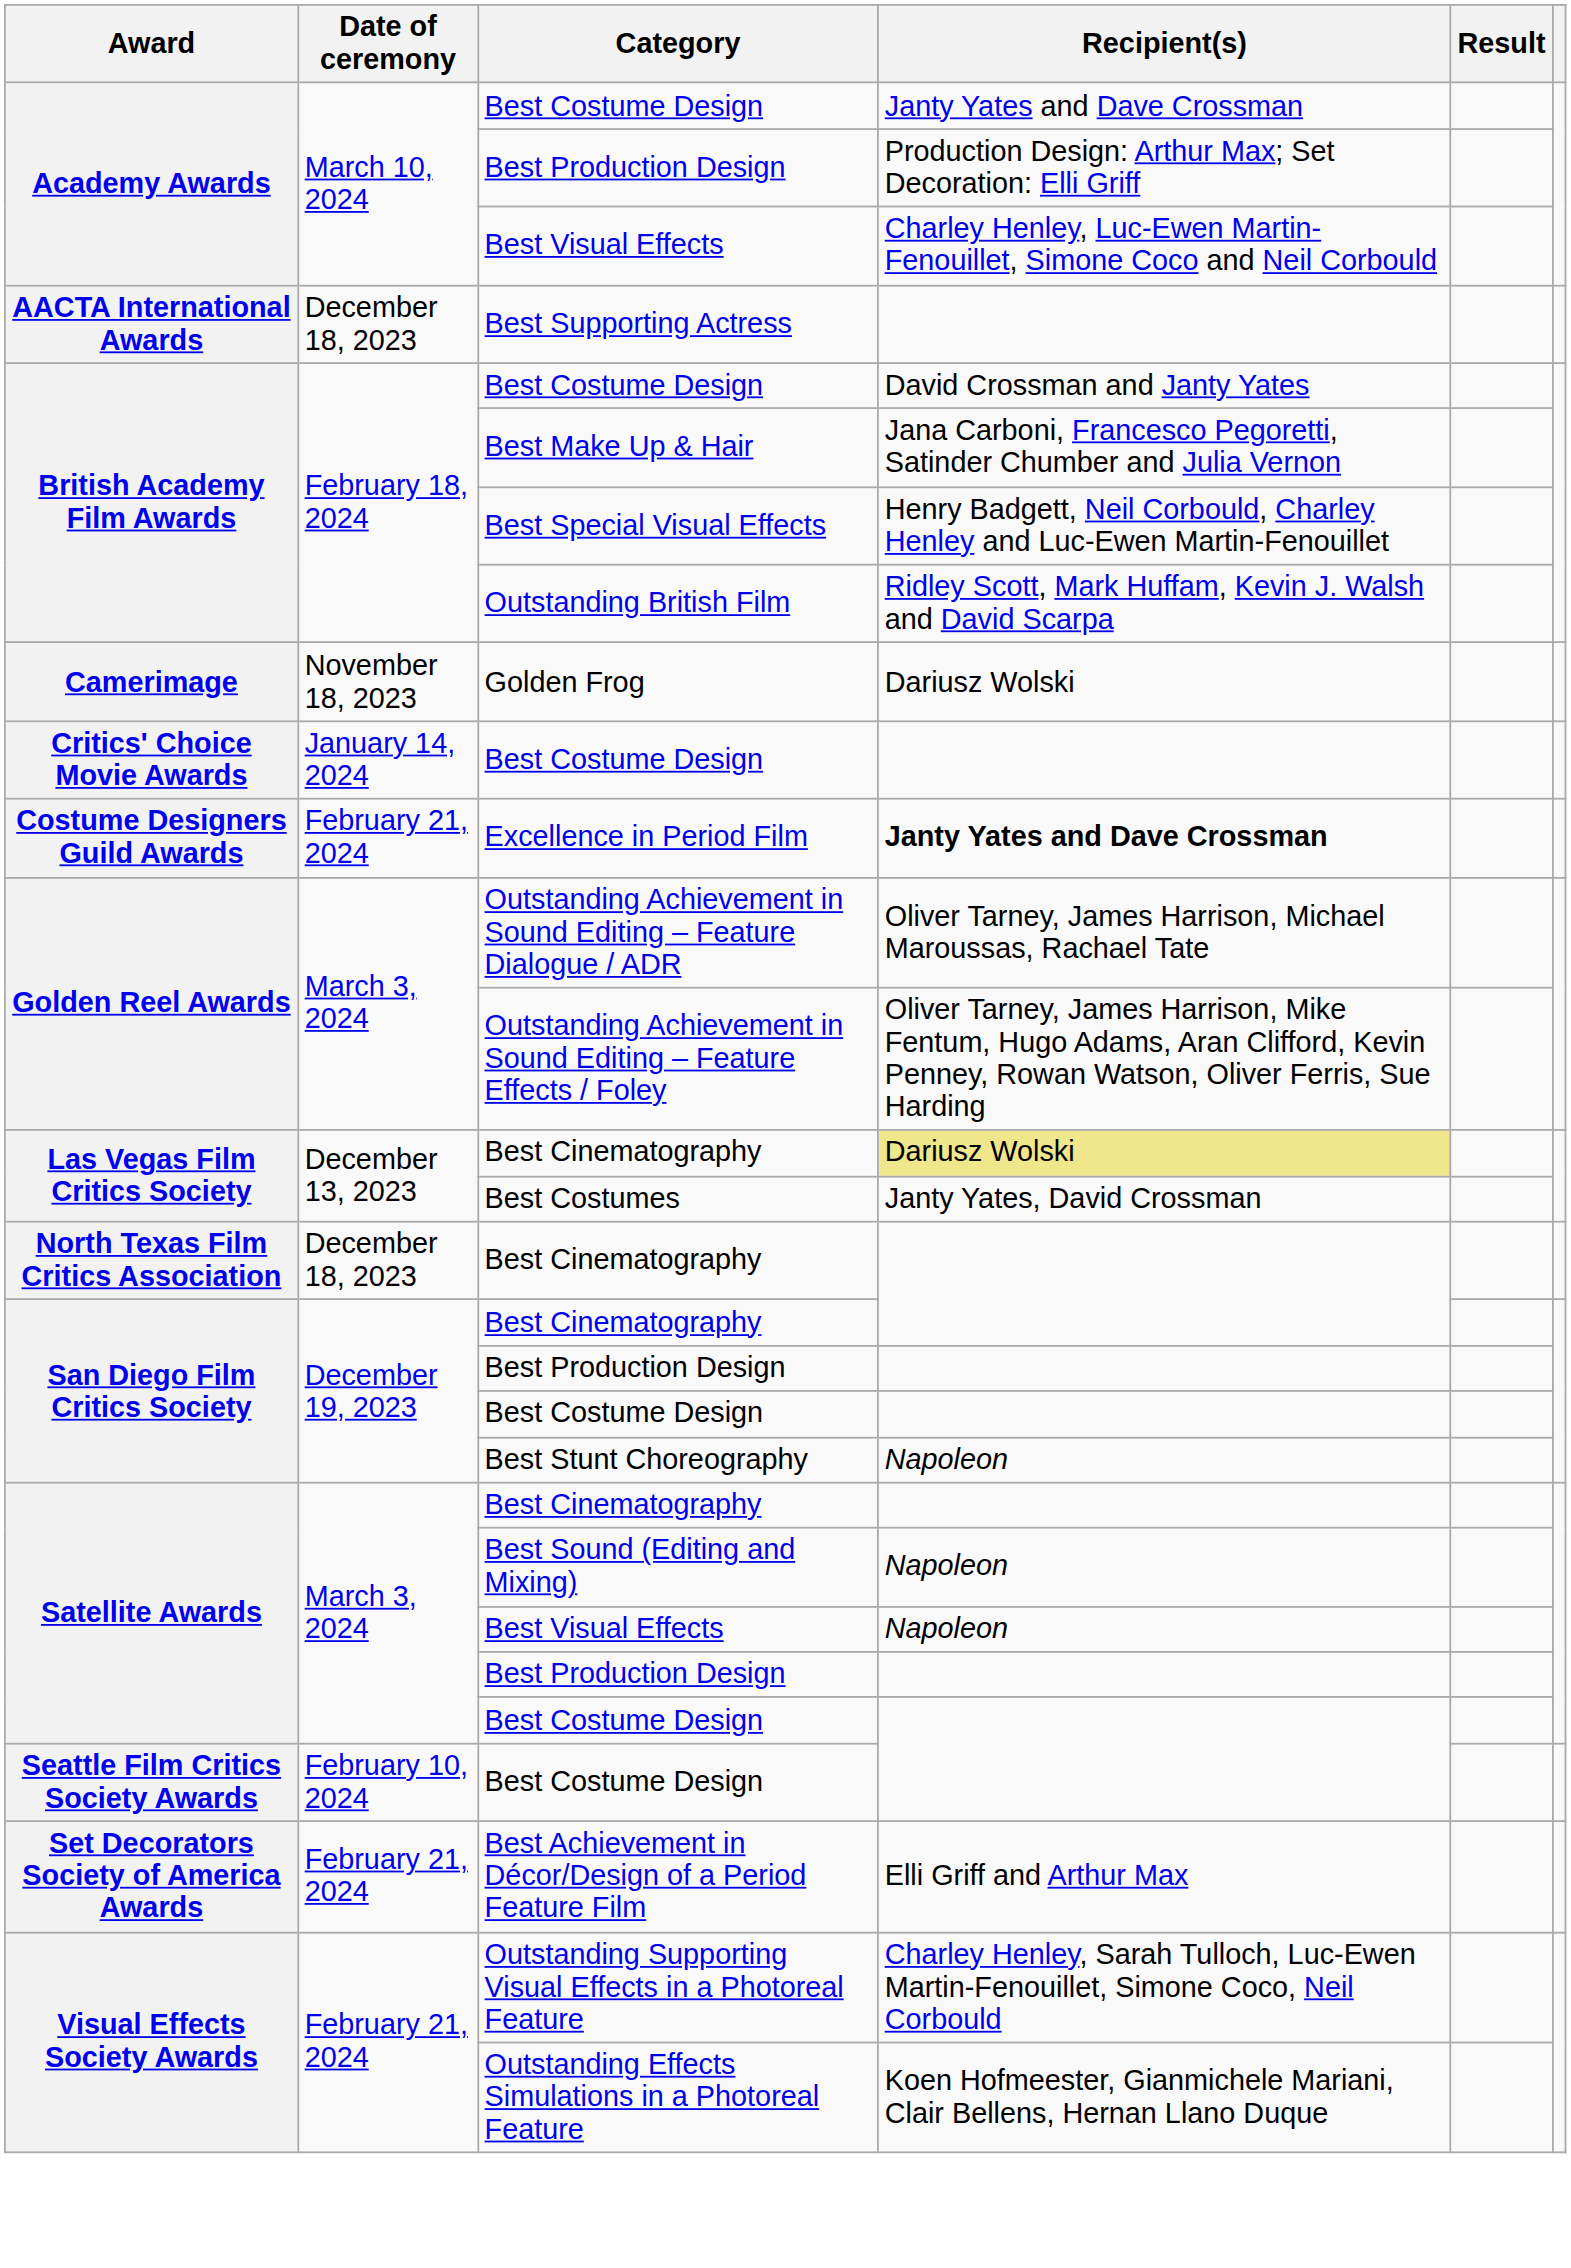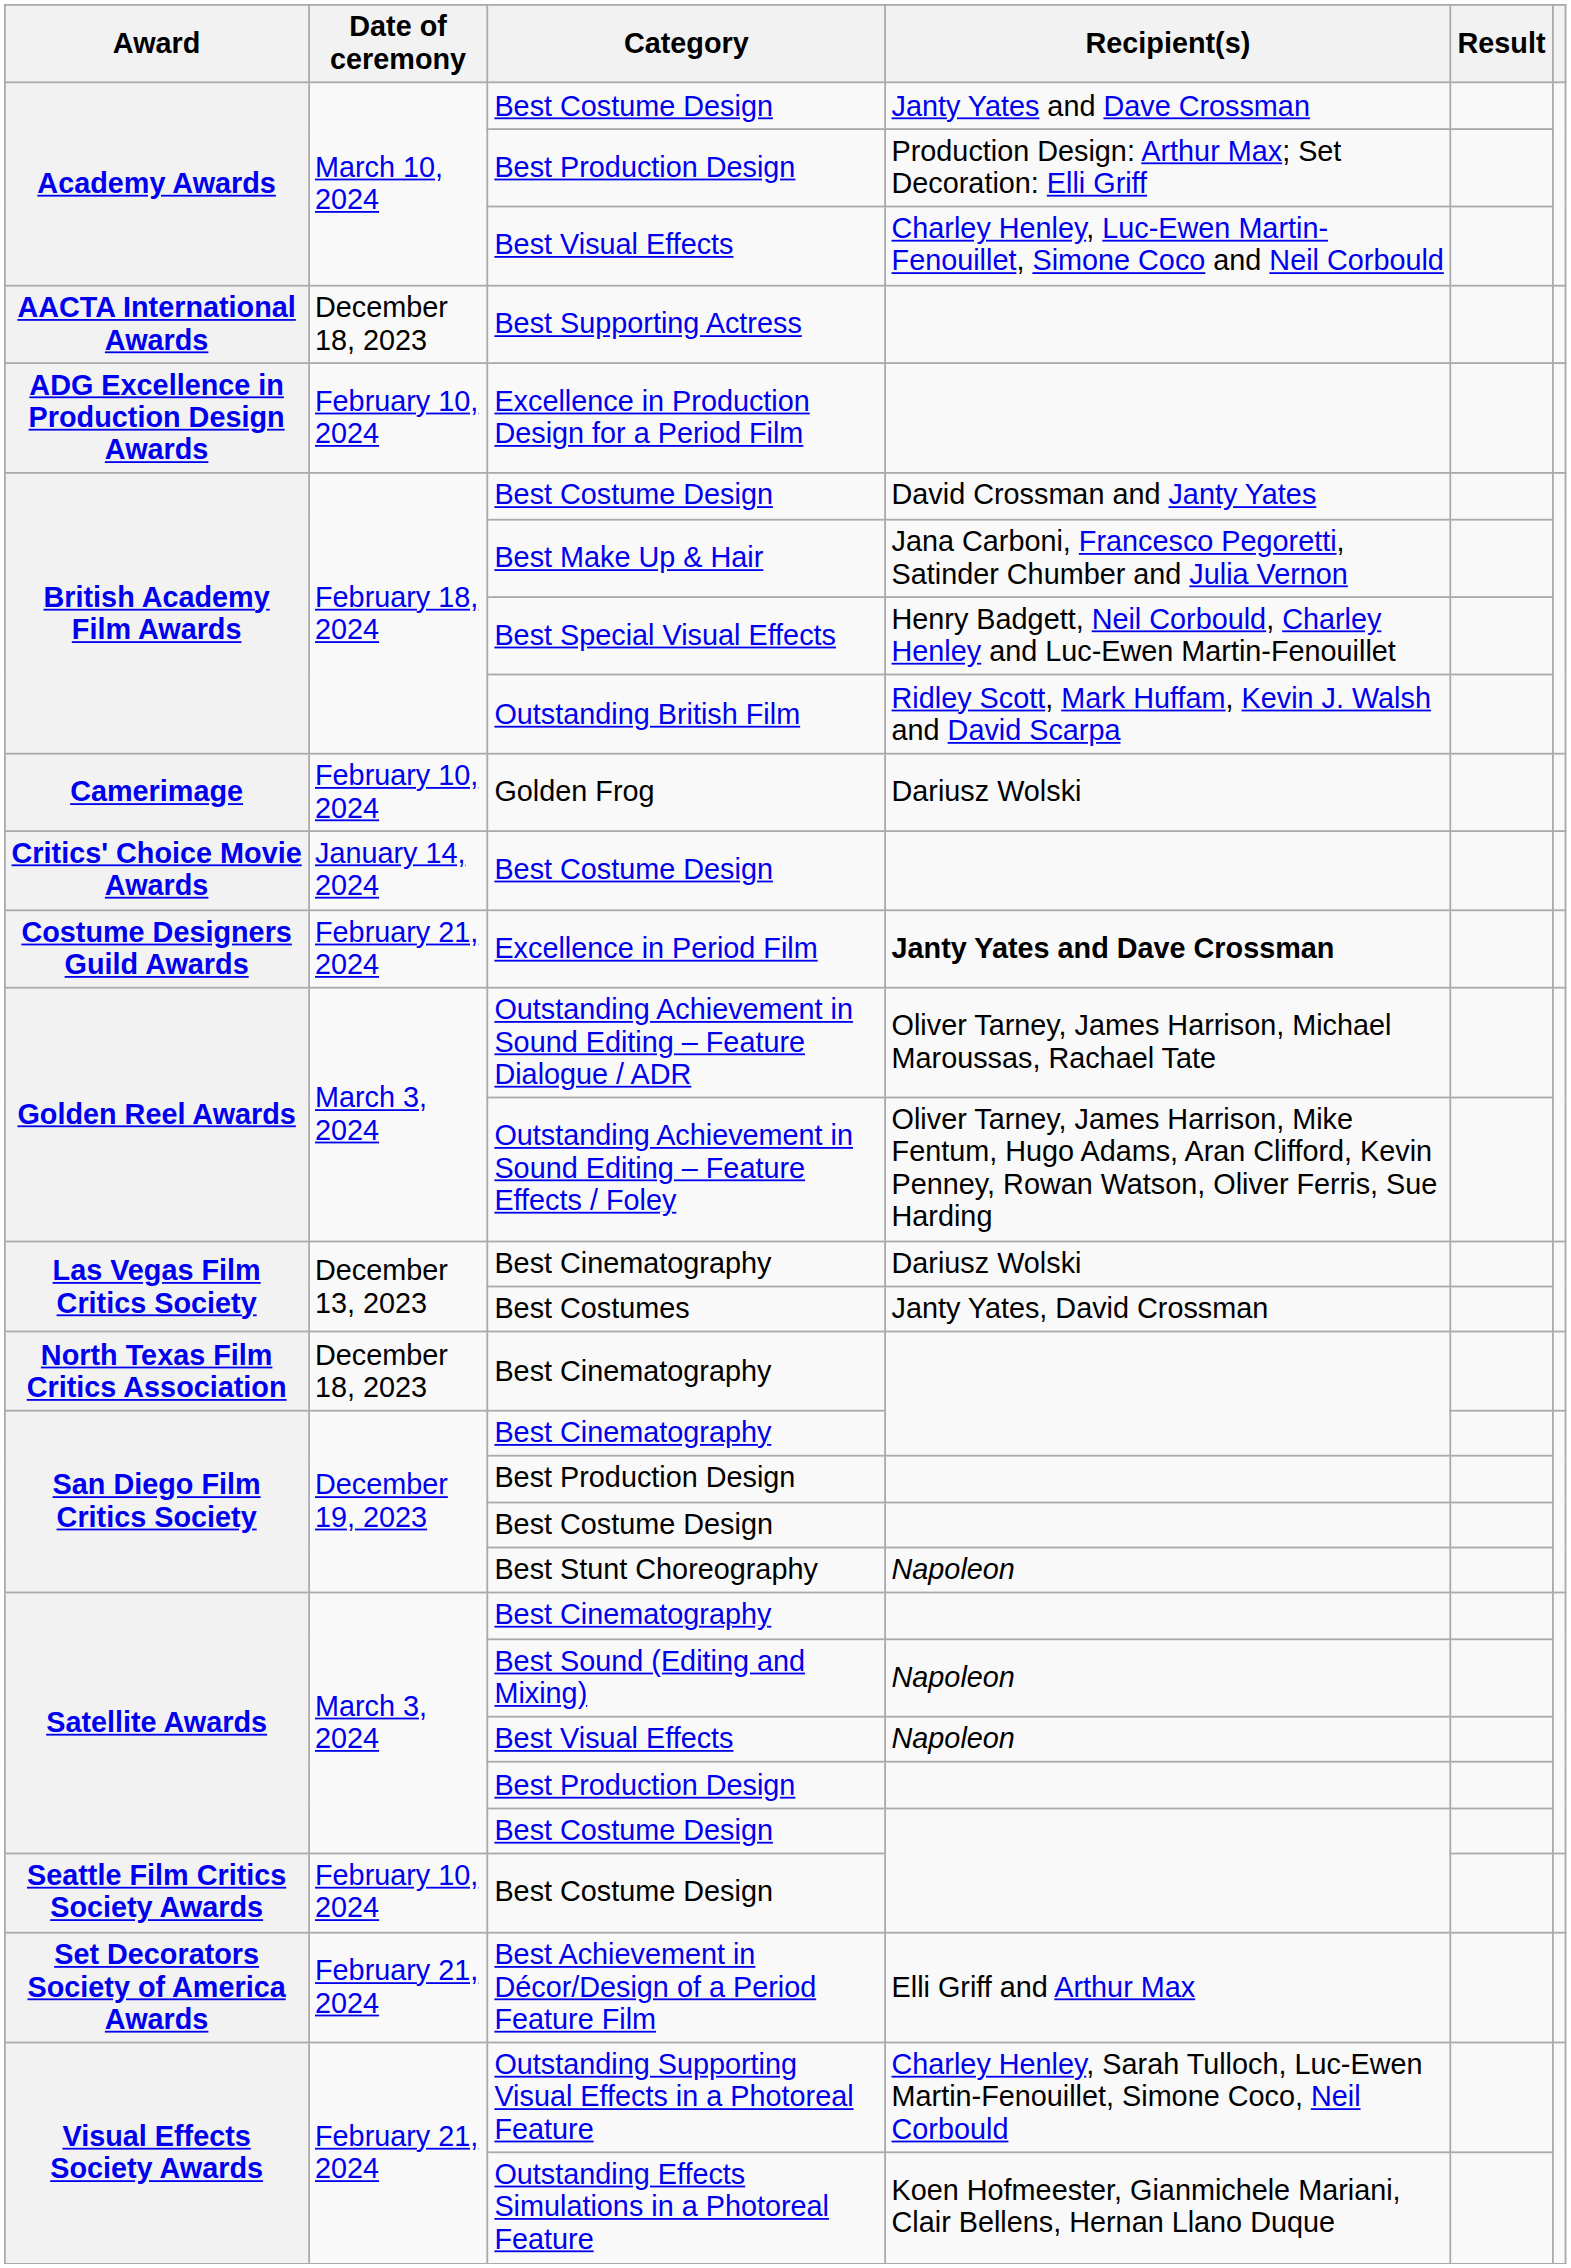+ row: (157, 417)
(371, 681) November 18, 2023 -> (397, 791) February 10, 2024
(980, 1152) khaki background -> (986, 1263) no background
